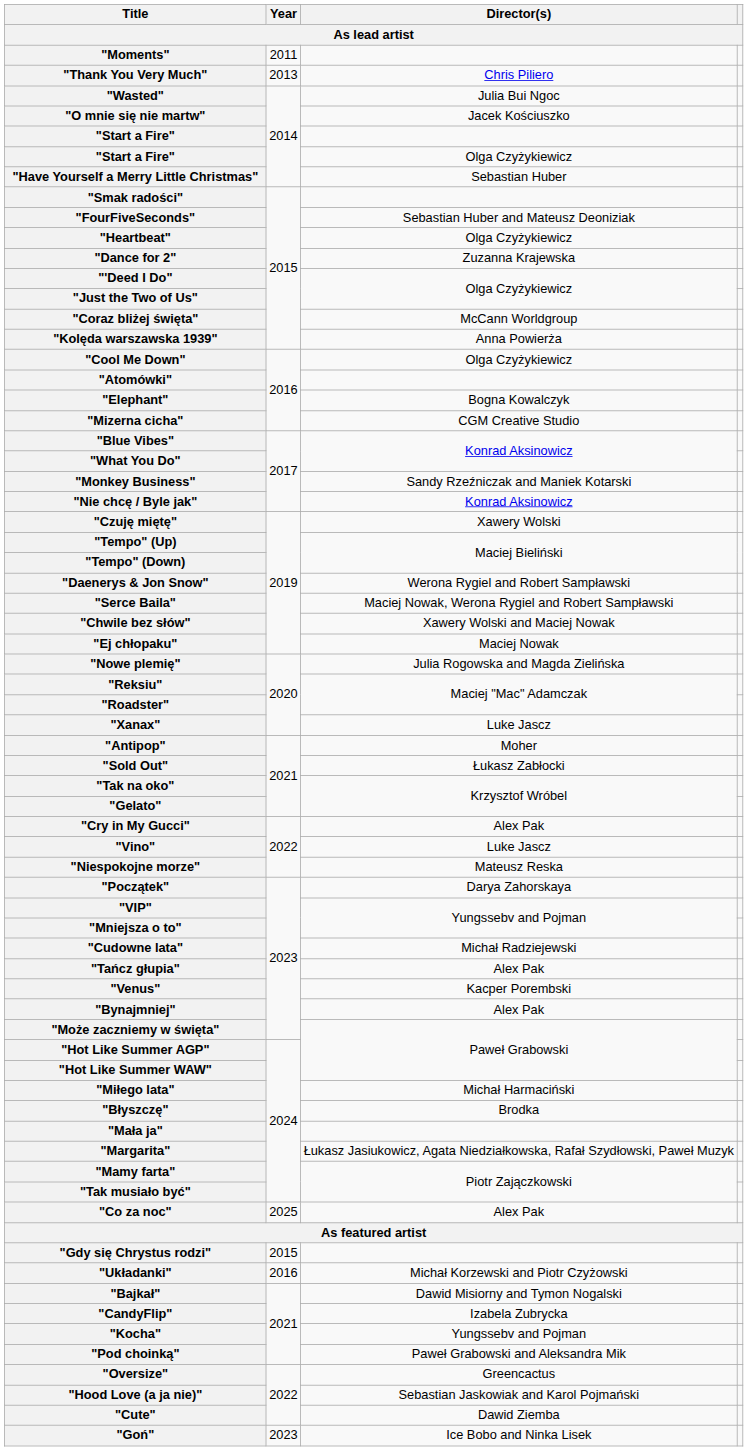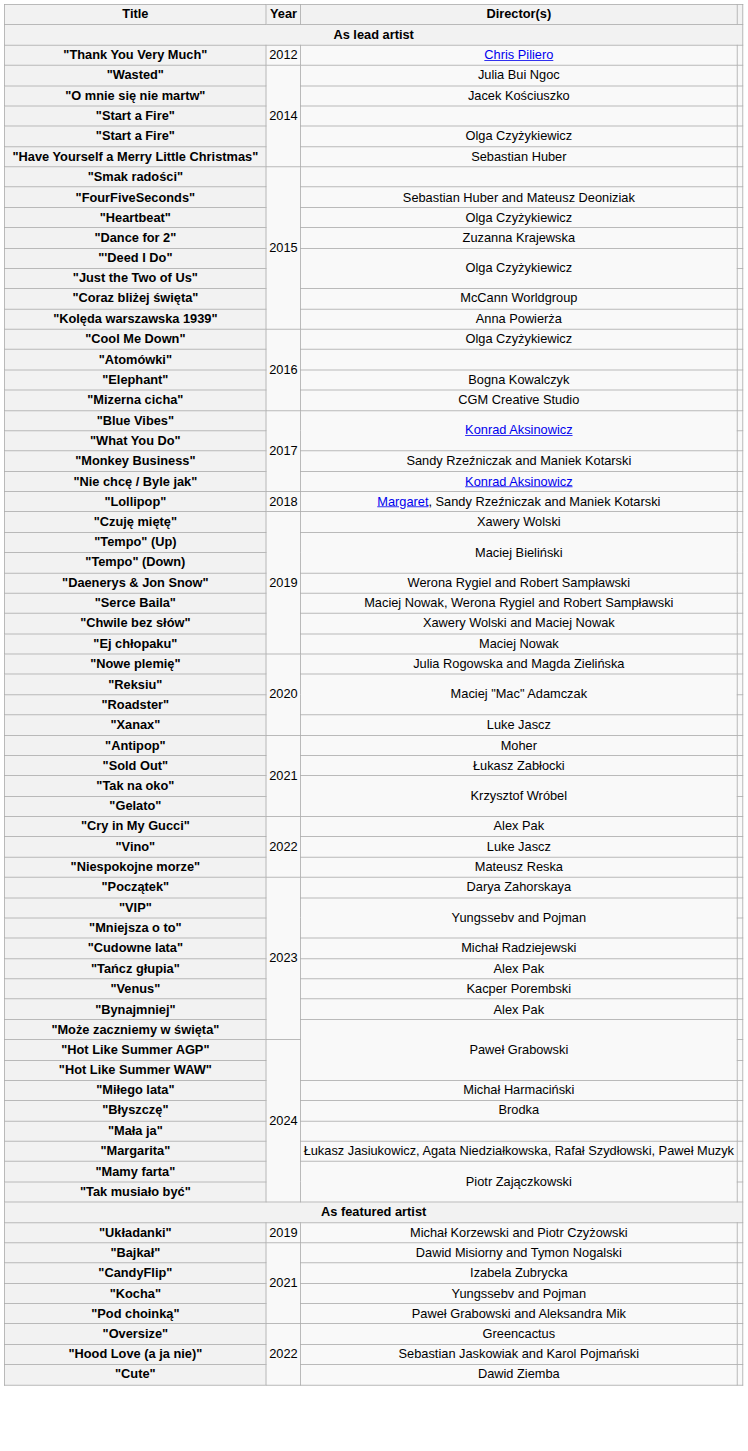- row: (135, 55)
(283, 75) 2013 -> (283, 55) 2012
+ row: (135, 501)
- row: (135, 1212)
- row: (135, 1252)
(283, 1273) 2016 -> (283, 1232) 2019
- row: (135, 1435)
